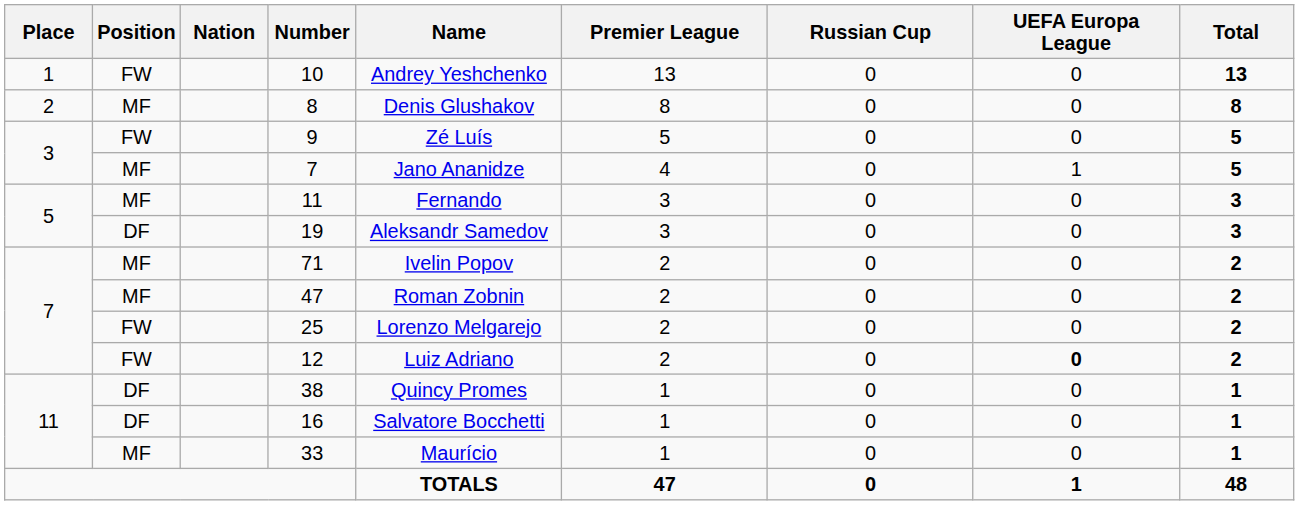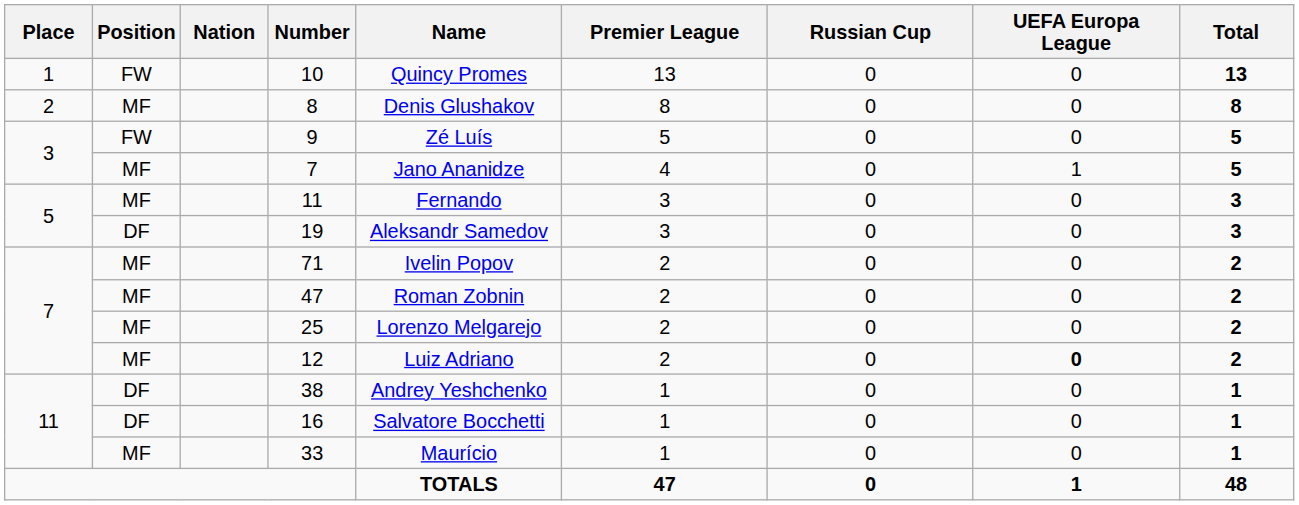(459, 74) Andrey Yeshchenko -> (459, 74) Quincy Promes
(136, 327) FW -> (136, 327) MF
(136, 358) FW -> (136, 358) MF
(459, 390) Quincy Promes -> (459, 390) Andrey Yeshchenko
